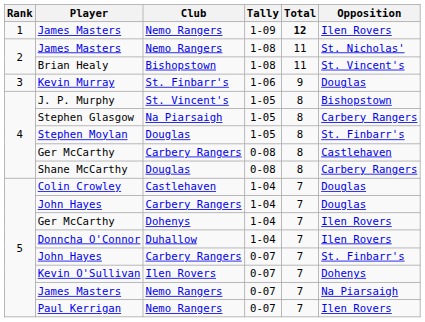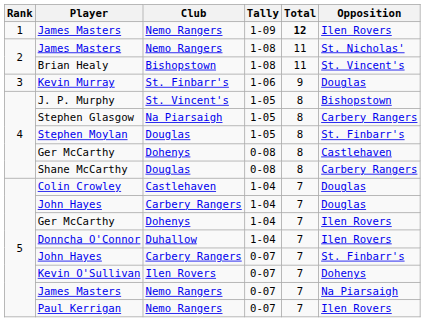(194, 152) Carbery Rangers -> (168, 152) Dohenys
